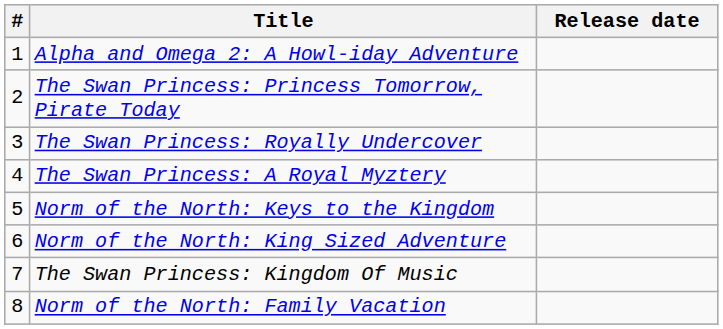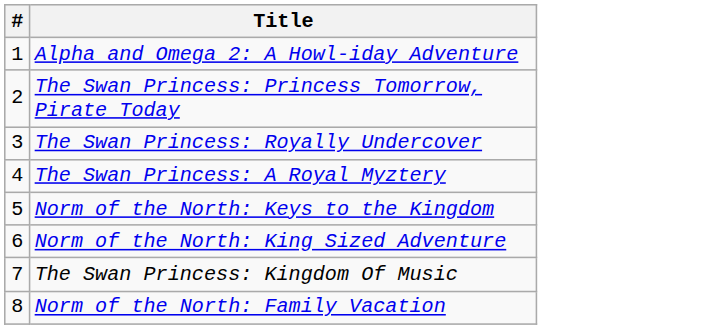- column: (627, 21)
